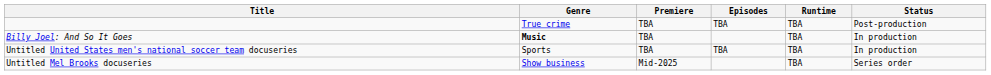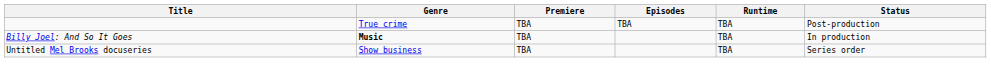- row: (152, 50)
(658, 63) Mid-2025 -> (524, 50) TBA
